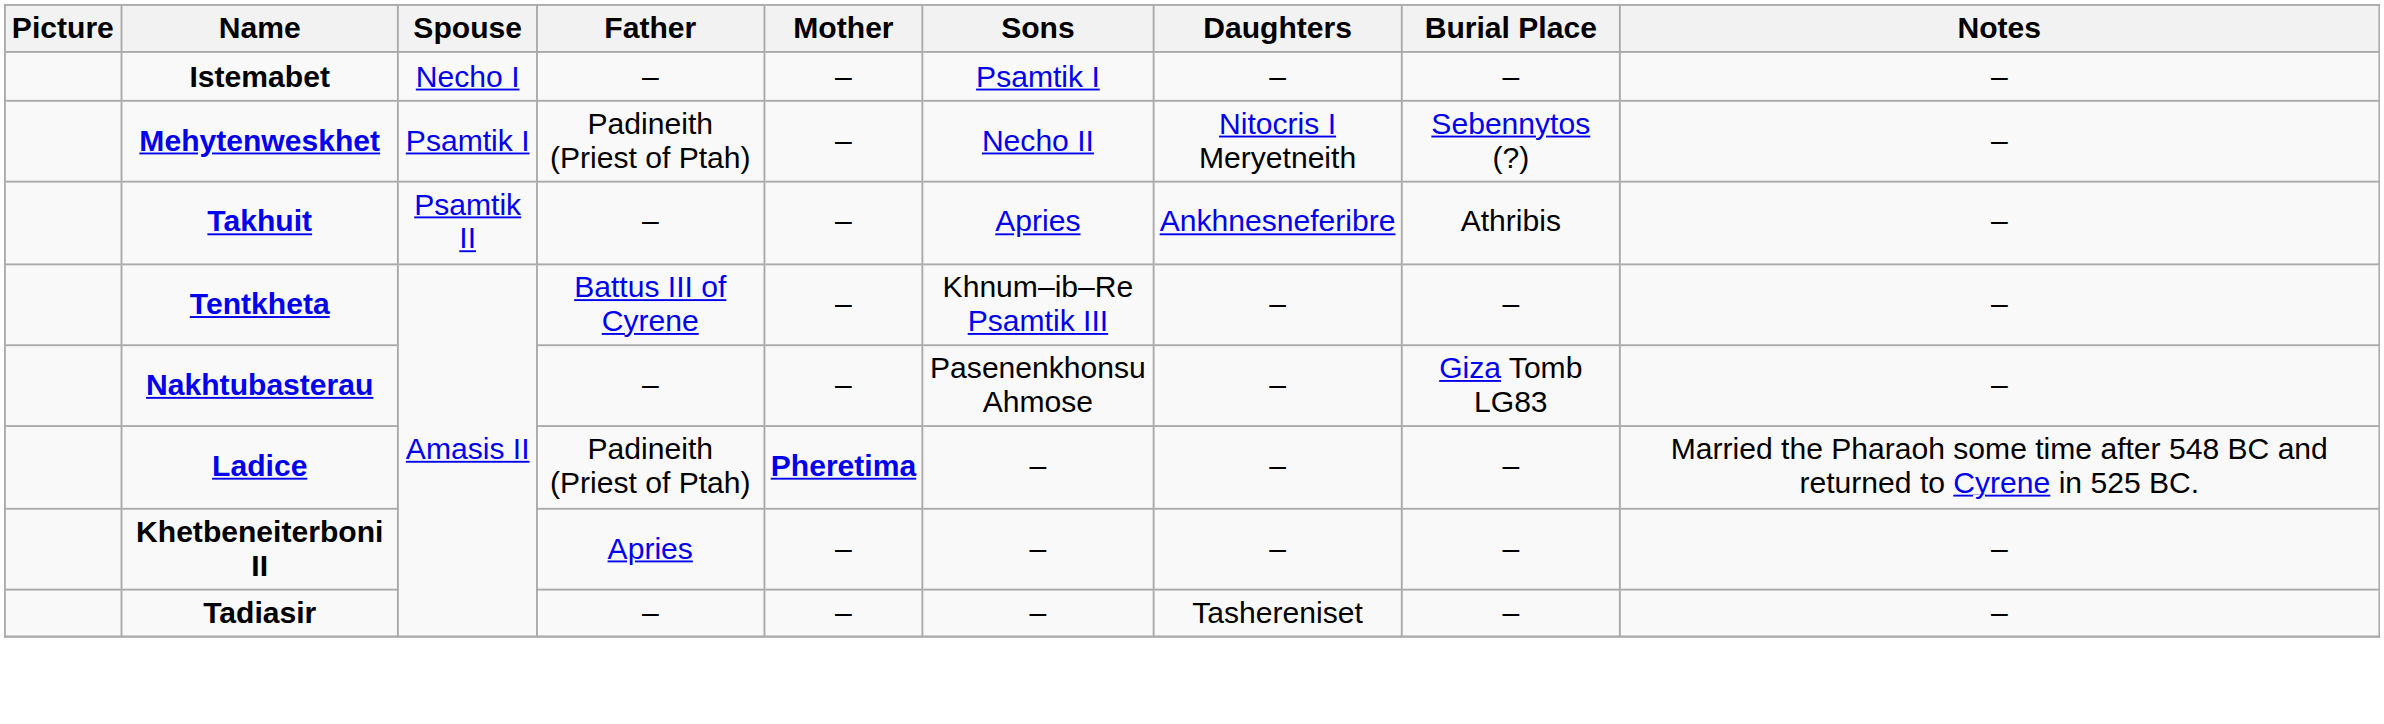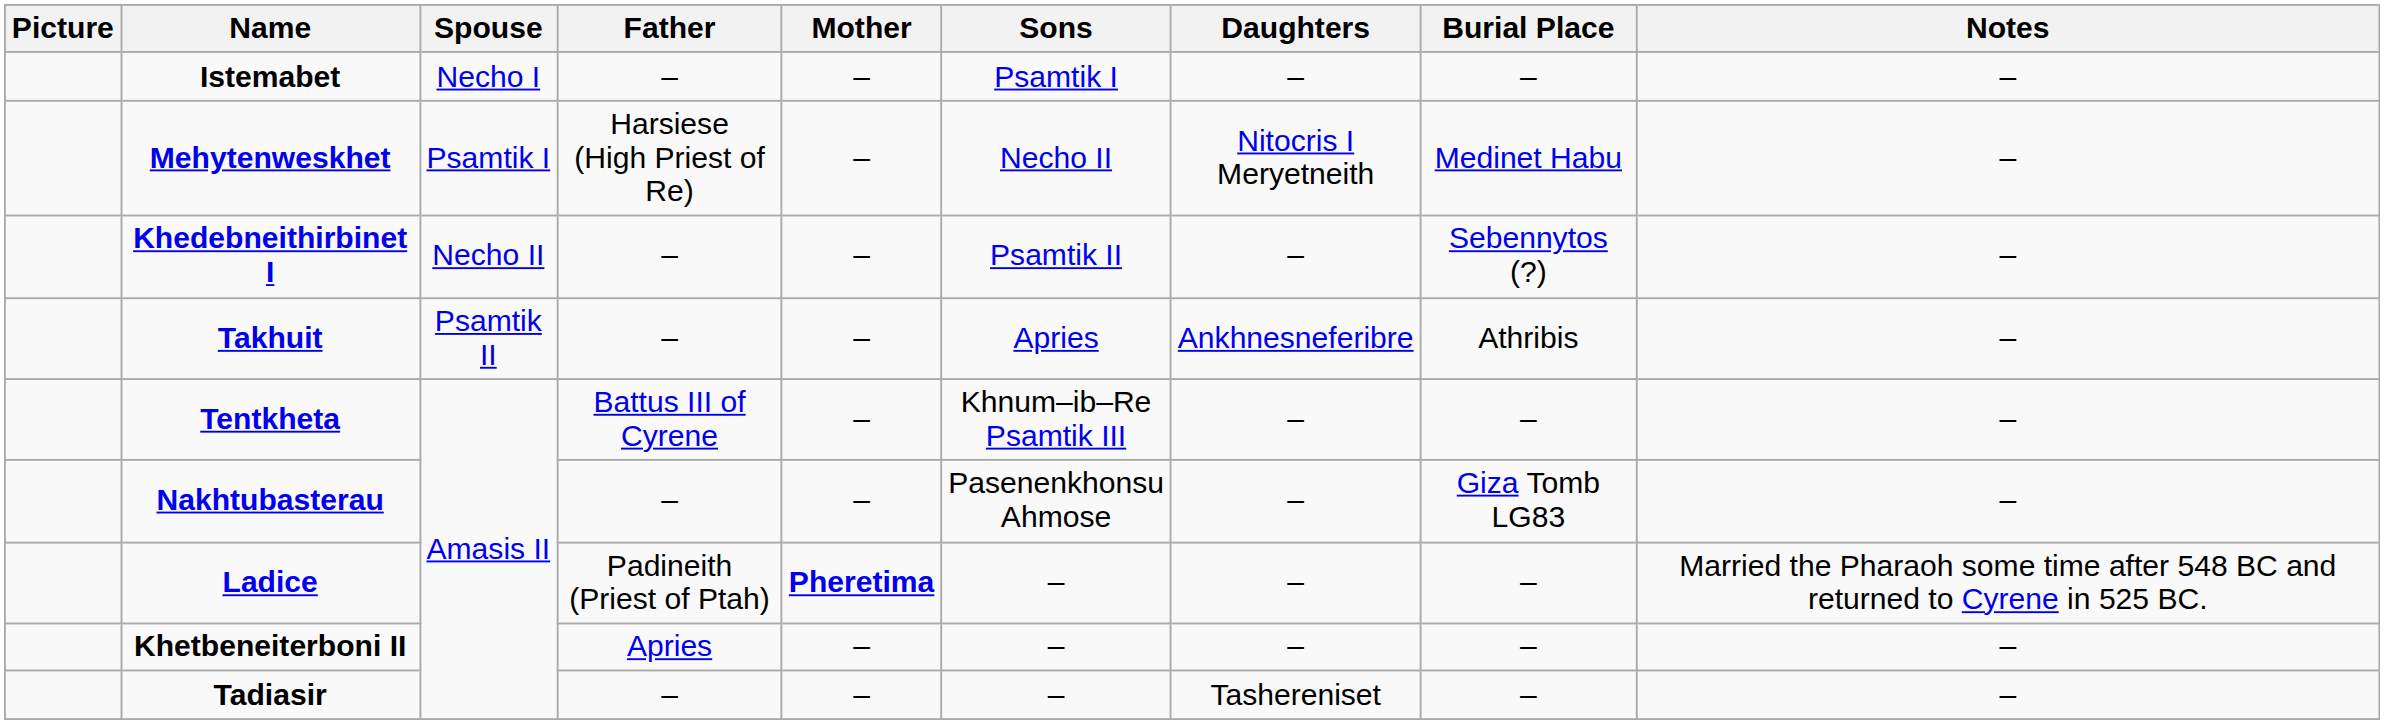(650, 140) Padineith (Priest of Ptah) -> (670, 157) Harsiese (High Priest of Re)
(1511, 140) Sebennytos (?) -> (1528, 157) Medinet Habu
+ row: (270, 256)
